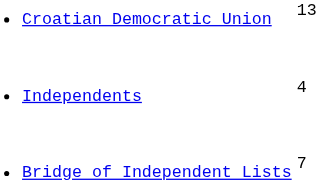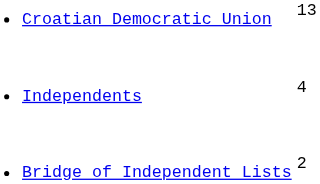(307, 163) 7 -> (307, 163) 2
